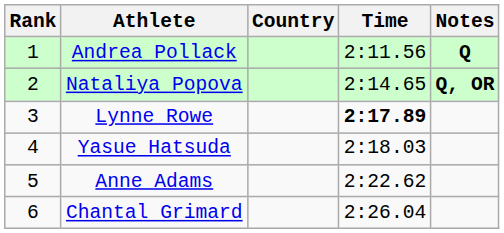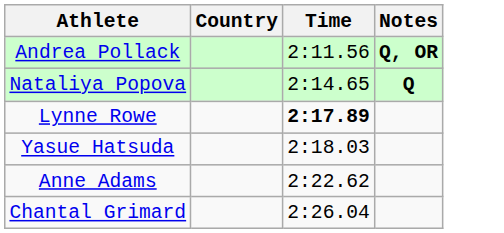- column: (33, 21)
(465, 53) Q -> (409, 53) Q, OR
(465, 85) Q, OR -> (409, 85) Q
